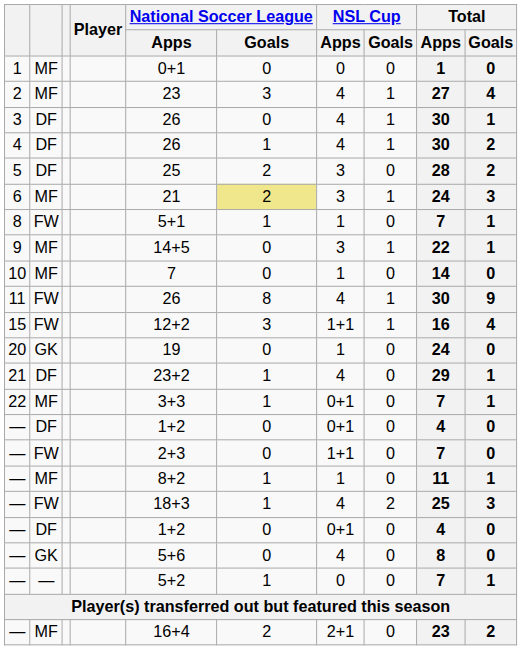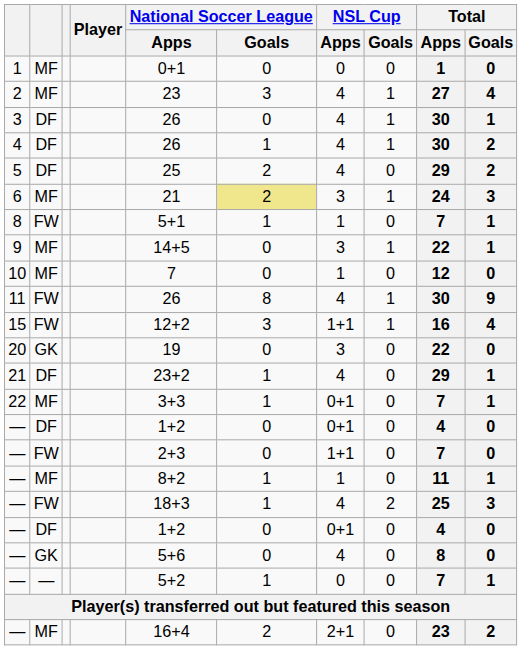(341, 171) 3 -> (341, 171) 4
(441, 171) 28 -> (441, 171) 29
(441, 273) 14 -> (441, 273) 12
(341, 350) 1 -> (341, 350) 3
(441, 350) 24 -> (441, 350) 22
